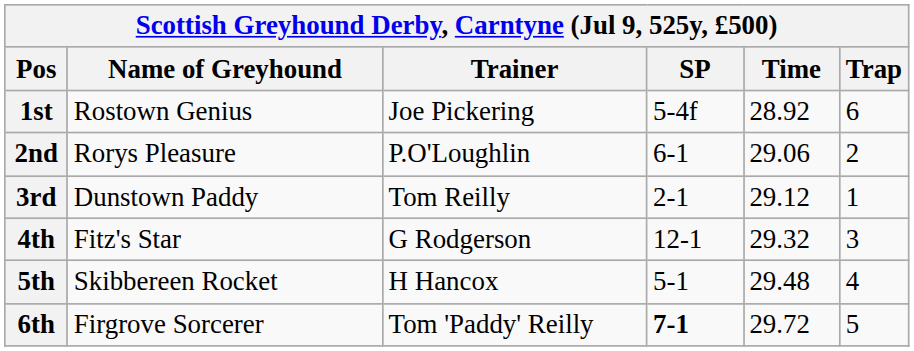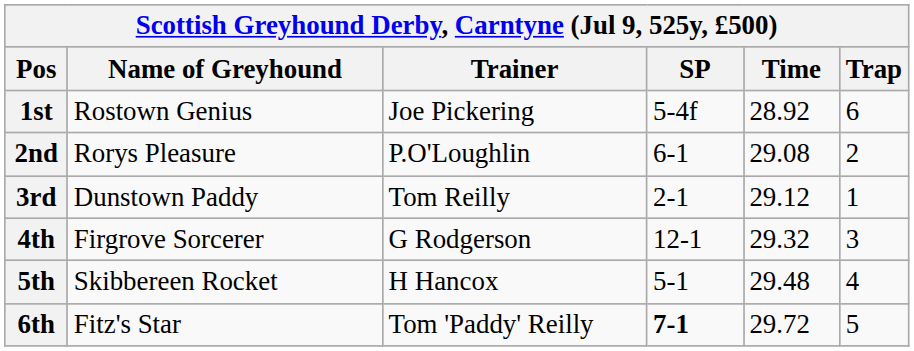(780, 153) 29.06 -> (780, 153) 29.08
(127, 238) Fitz's Star -> (169, 238) Firgrove Sorcerer
(169, 324) Firgrove Sorcerer -> (127, 324) Fitz's Star
